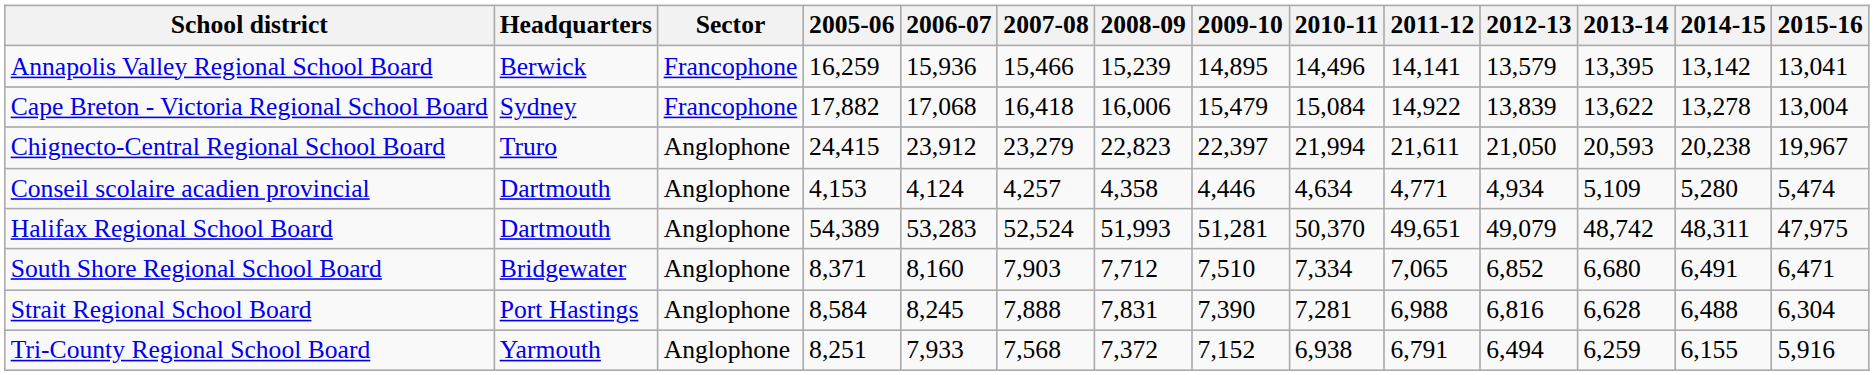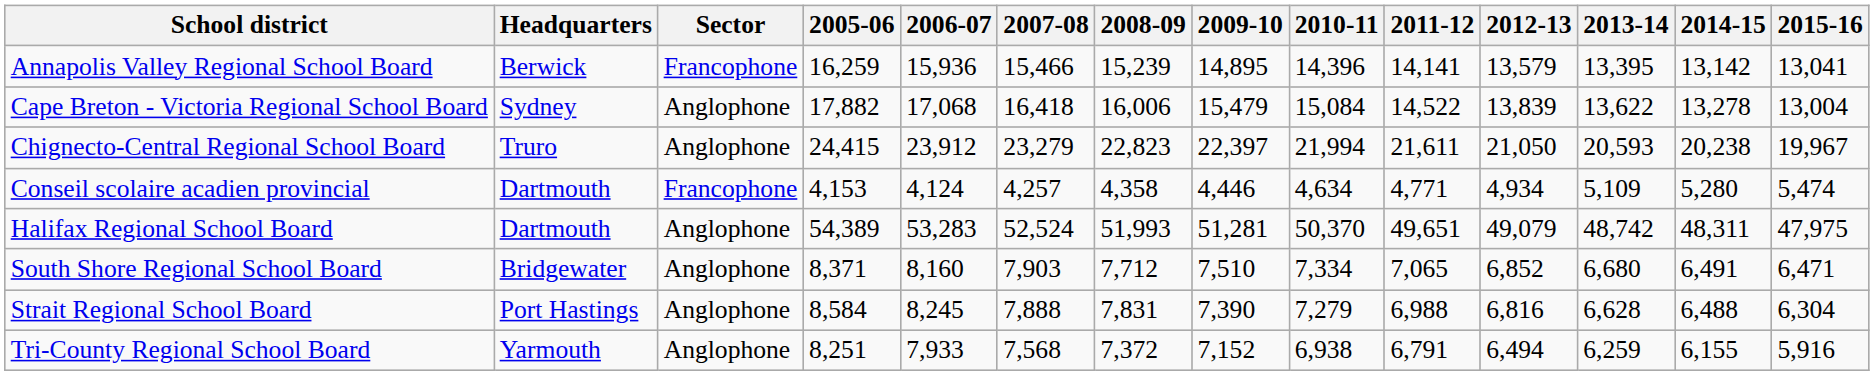(1330, 66) 14,496 -> (1330, 66) 14,396
(730, 106) Francophone -> (727, 106) Anglophone
(1426, 106) 14,922 -> (1426, 106) 14,522
(727, 187) Anglophone -> (730, 187) Francophone
(1324, 309) 7,281 -> (1324, 309) 7,279
